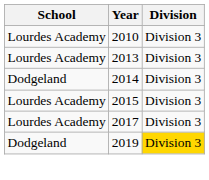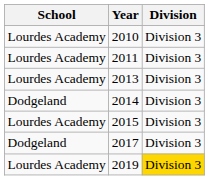+ row: (125, 57)
(57, 121) Lourdes Academy -> (37, 143) Dodgeland
(37, 143) Dodgeland -> (57, 164) Lourdes Academy
